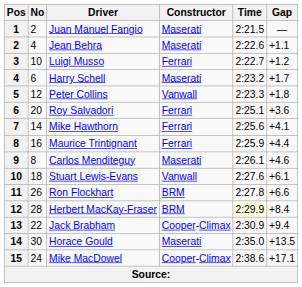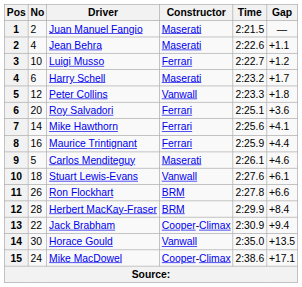(33, 160) 8 -> (33, 160) 5
(250, 209) lightyellow background -> (250, 209) no background
(182, 242) Maserati -> (179, 242) Vanwall
